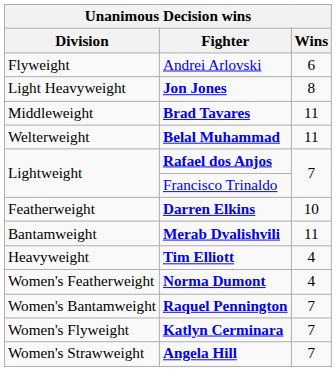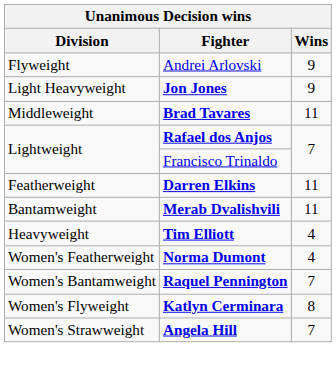(311, 64) 6 -> (311, 64) 9
(311, 88) 8 -> (311, 88) 9
- row: (221, 137)
(311, 209) 10 -> (311, 185) 11
(311, 329) 7 -> (311, 305) 8
